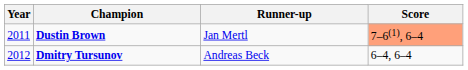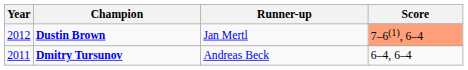(19, 35) 2011 -> (19, 35) 2012
(19, 56) 2012 -> (19, 56) 2011
